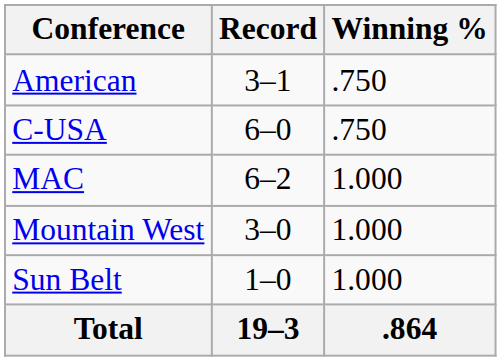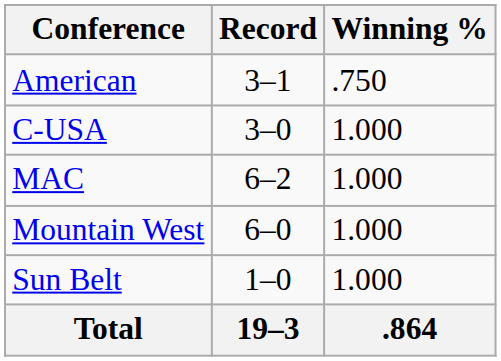(268, 129) 6–0 -> (268, 129) 3–0
(359, 129) .750 -> (367, 129) 1.000
(268, 229) 3–0 -> (268, 229) 6–0
